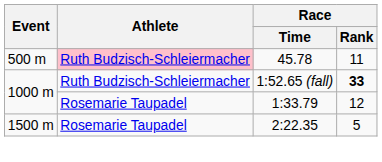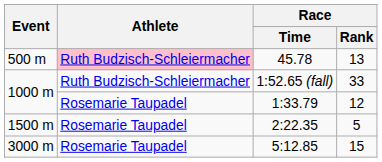(357, 59) 11 -> (357, 59) 13
(357, 81) bold -> (357, 81) normal
+ row: (295, 147)
